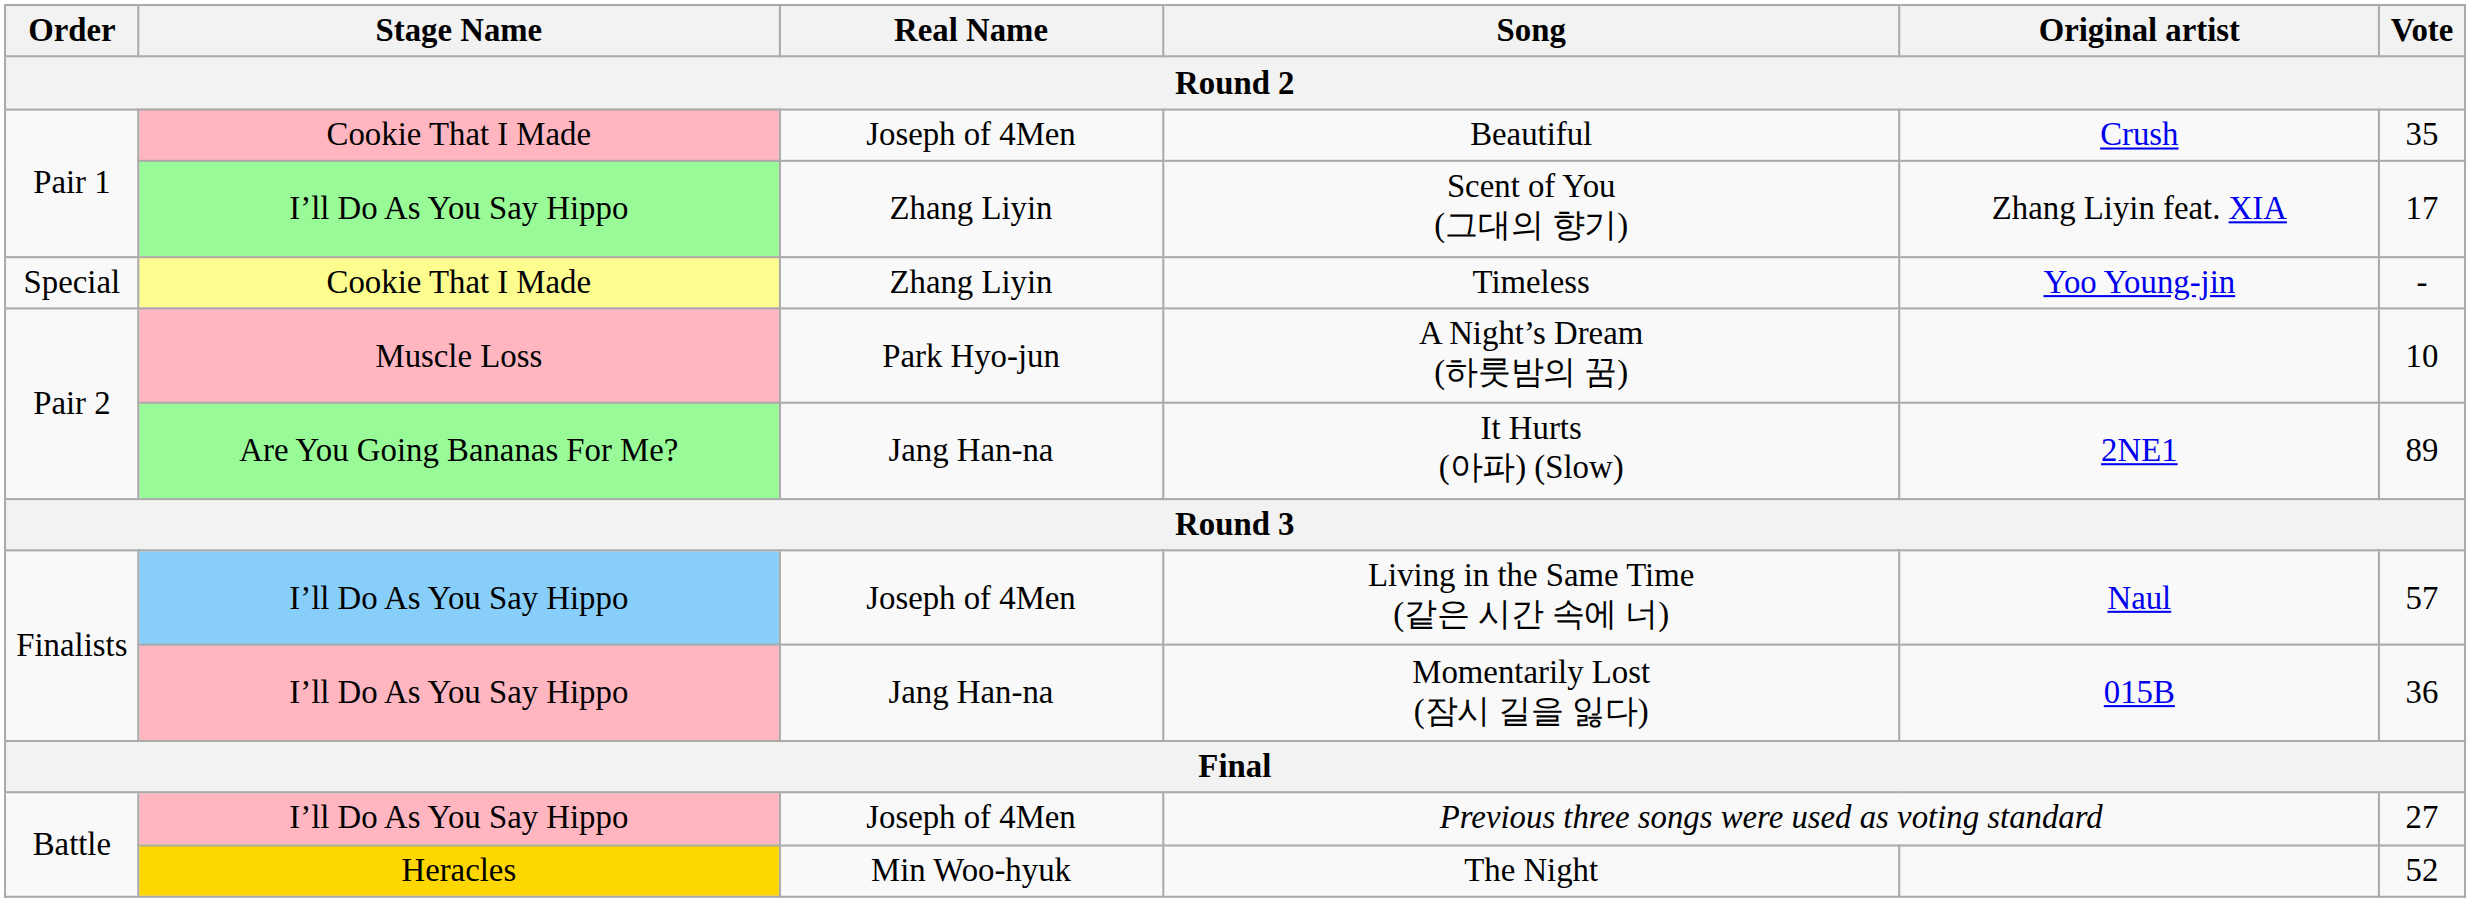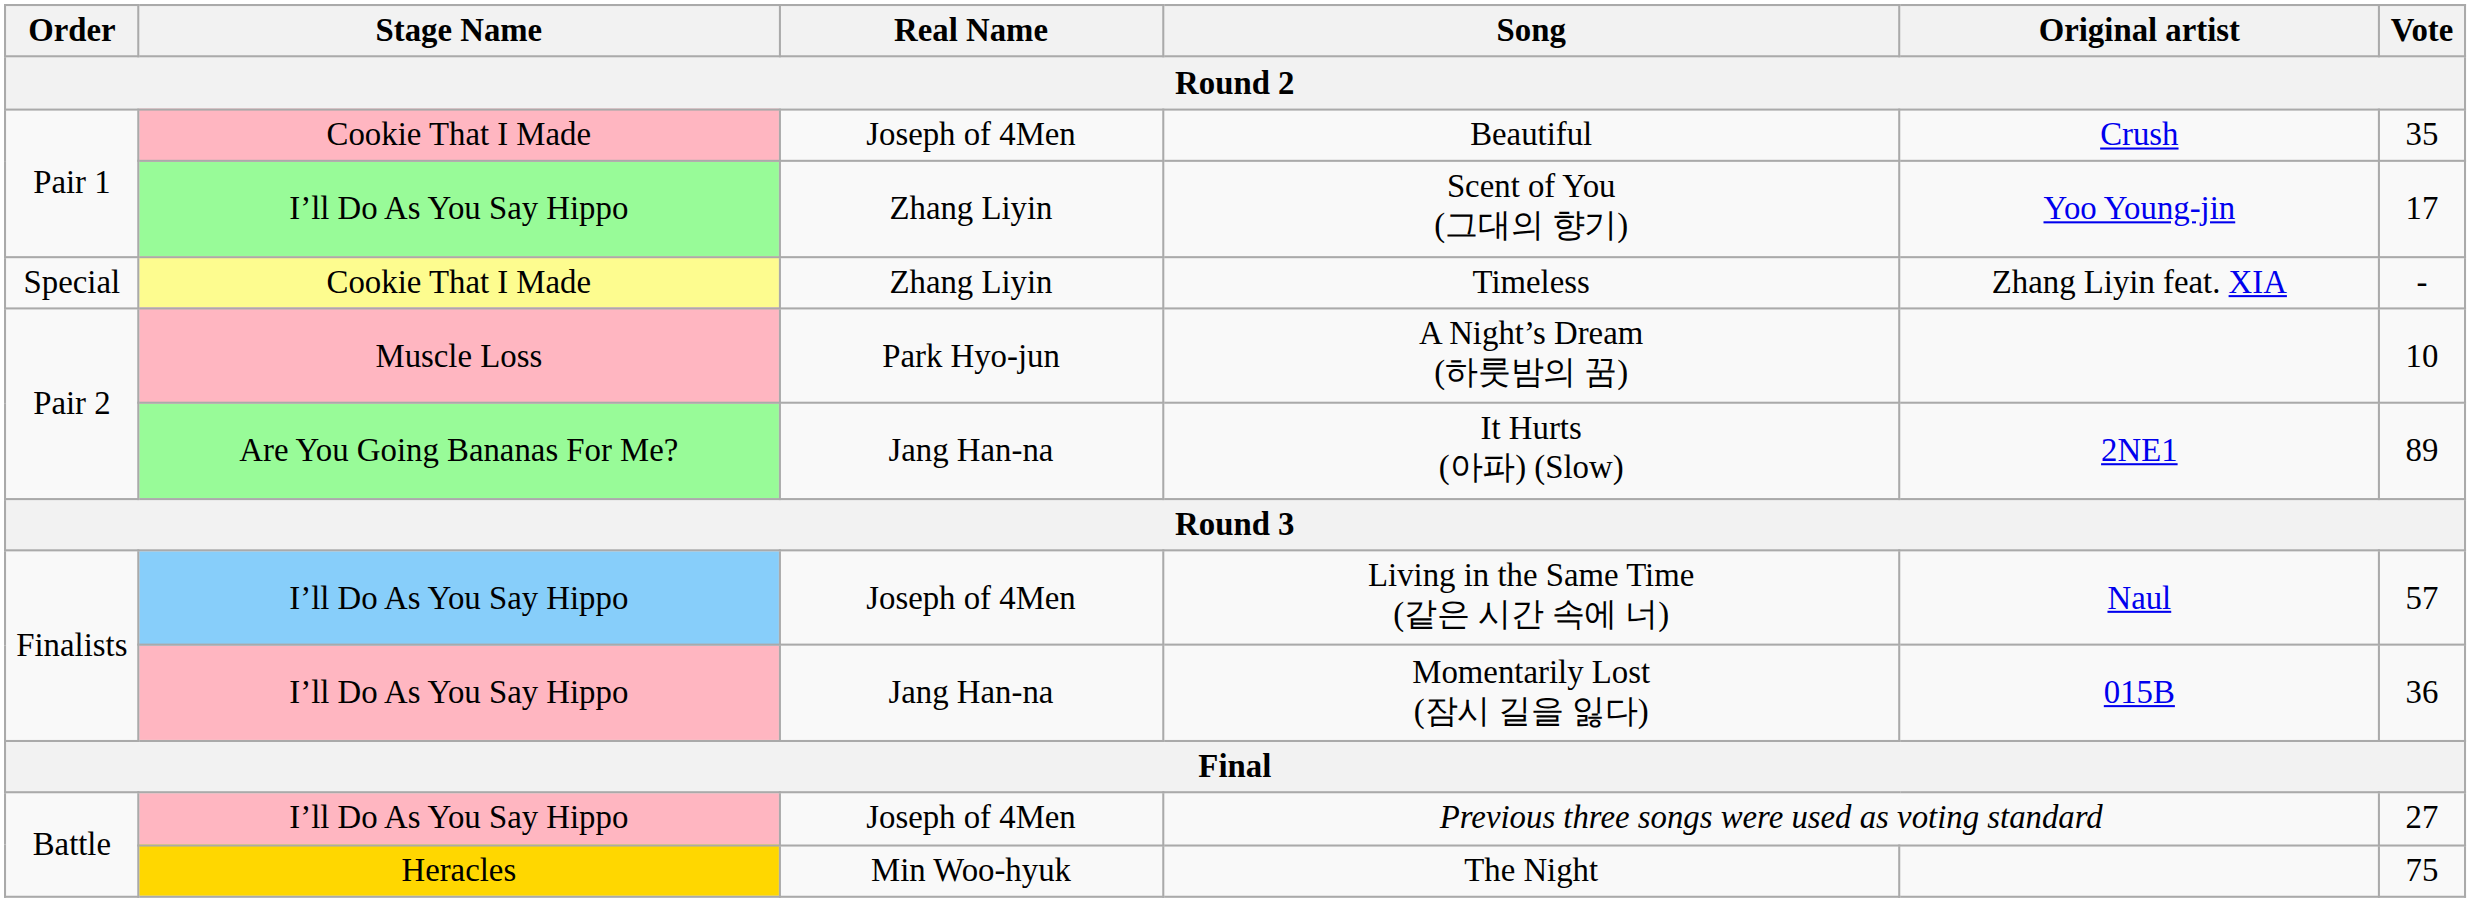(2139, 208) Zhang Liyin feat. XIA -> (2139, 208) Yoo Young-jin
(2139, 281) Yoo Young-jin -> (2139, 281) Zhang Liyin feat. XIA
(2422, 869) 52 -> (2422, 869) 75
